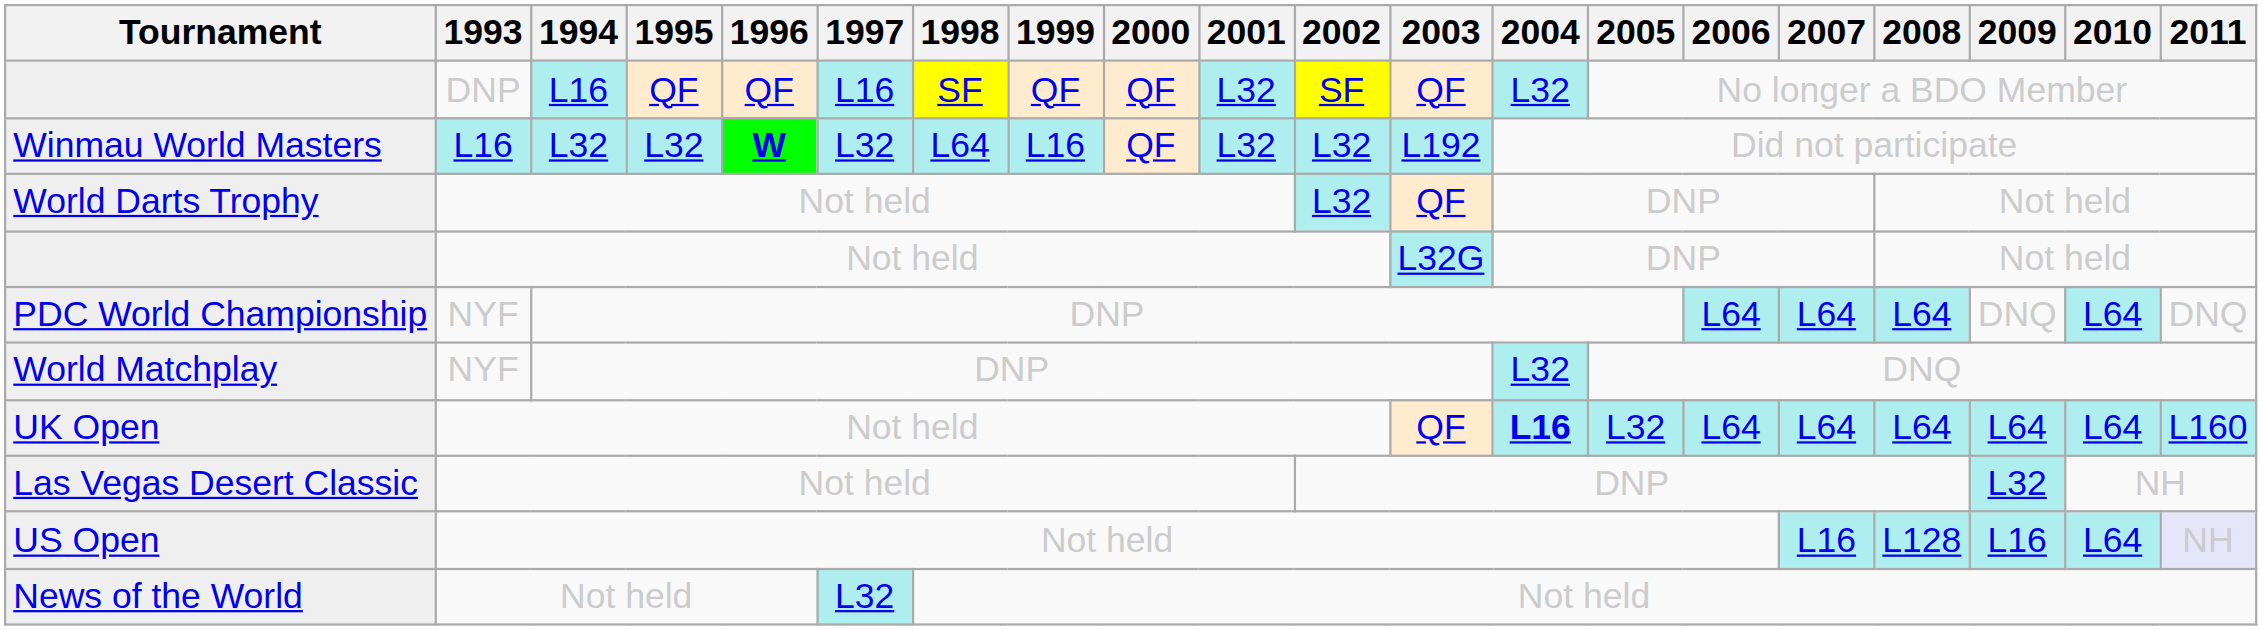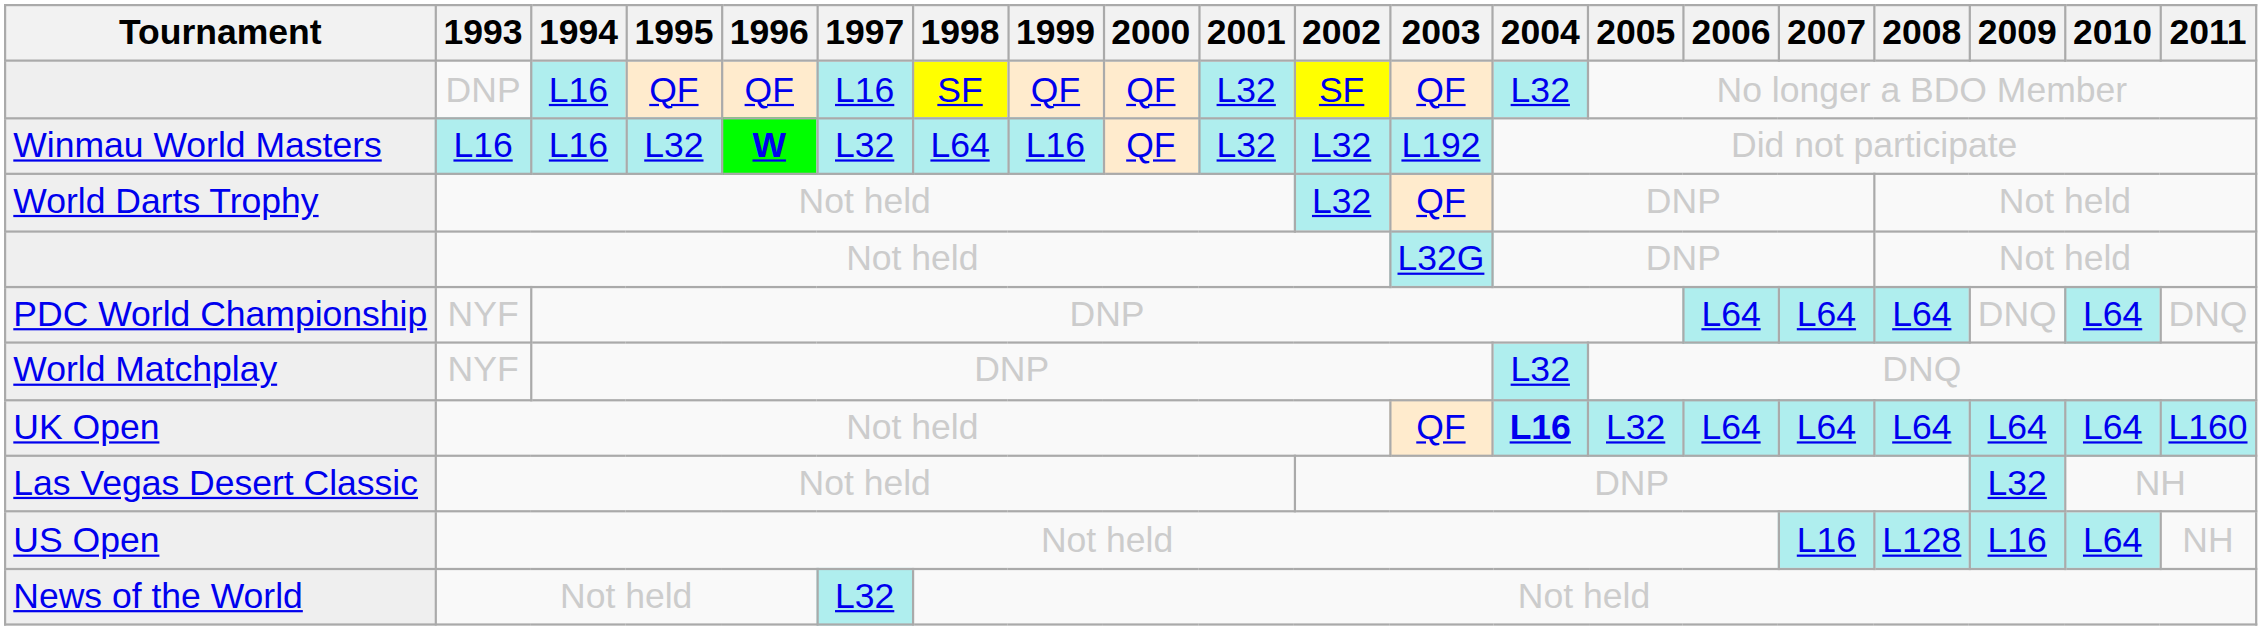(578, 145) L32 -> (578, 145) L16
(2208, 539) lavender background -> (2208, 539) no background
